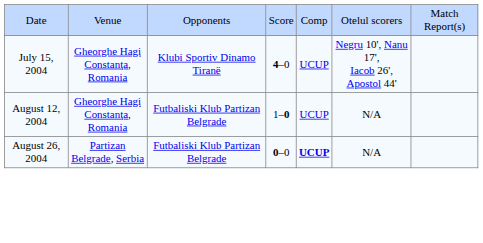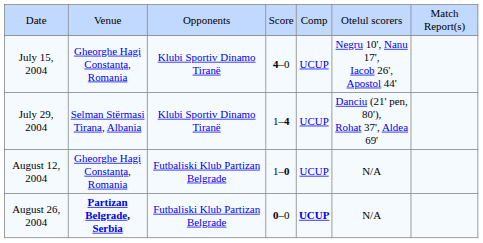+ row: (36, 121)
(108, 152) normal -> (108, 215) bold
